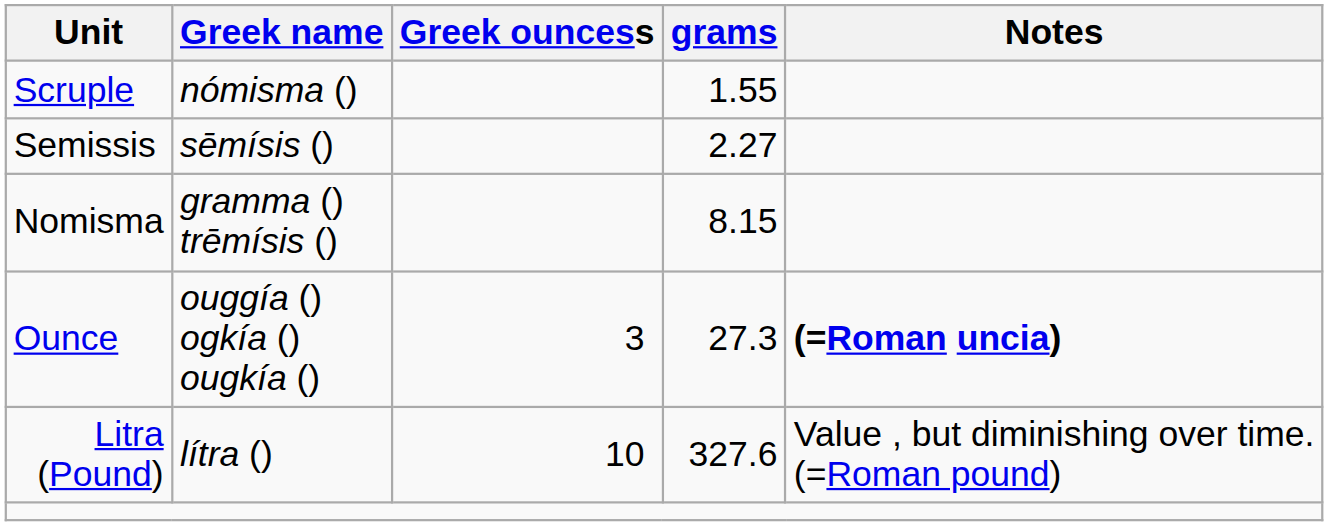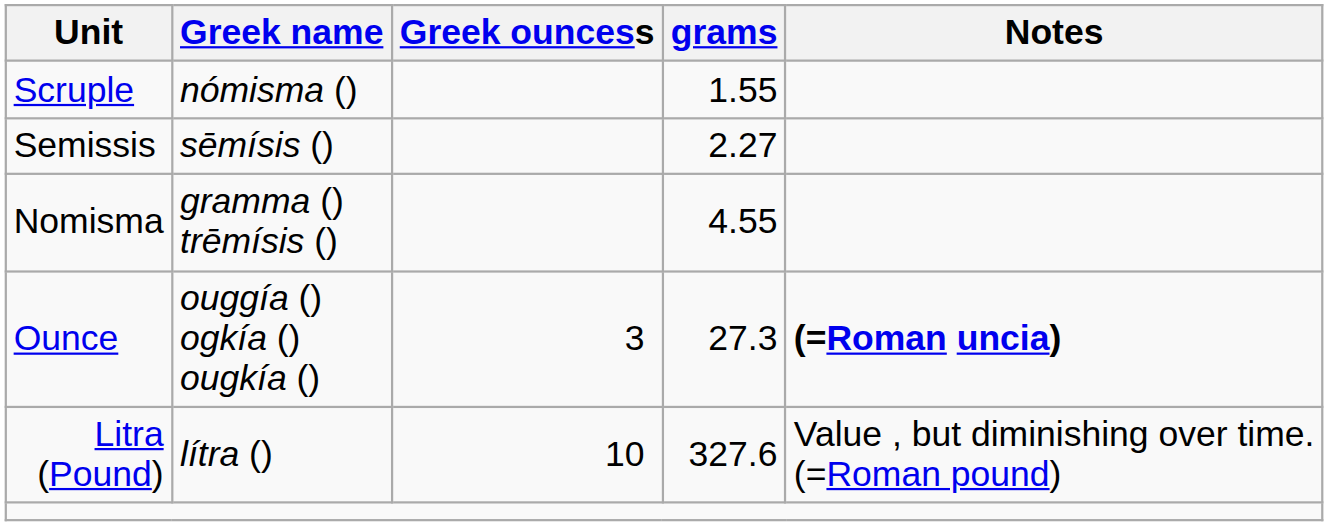(743, 221) 8.15 -> (743, 221) 4.55
